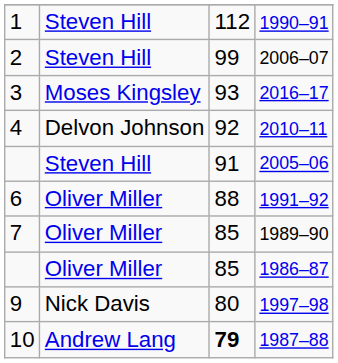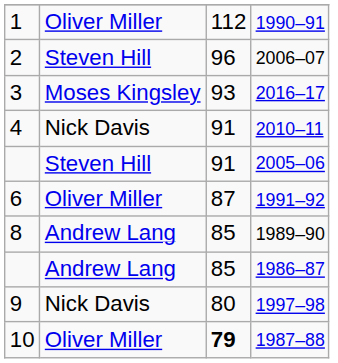(98, 22) Steven Hill -> (104, 22) Oliver Miller
(227, 57) 99 -> (223, 57) 96
(125, 127) Delvon Johnson -> (97, 127) Nick Davis
(227, 127) 92 -> (223, 127) 91
(227, 198) 88 -> (223, 198) 87
(16, 233) 7 -> (16, 233) 8
(104, 233) Oliver Miller -> (110, 233) Andrew Lang
(104, 269) Oliver Miller -> (110, 269) Andrew Lang
(110, 339) Andrew Lang -> (104, 339) Oliver Miller
